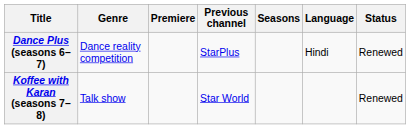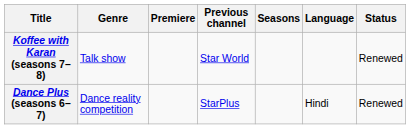rows swapped: (41, 52) <-> (41, 98)
